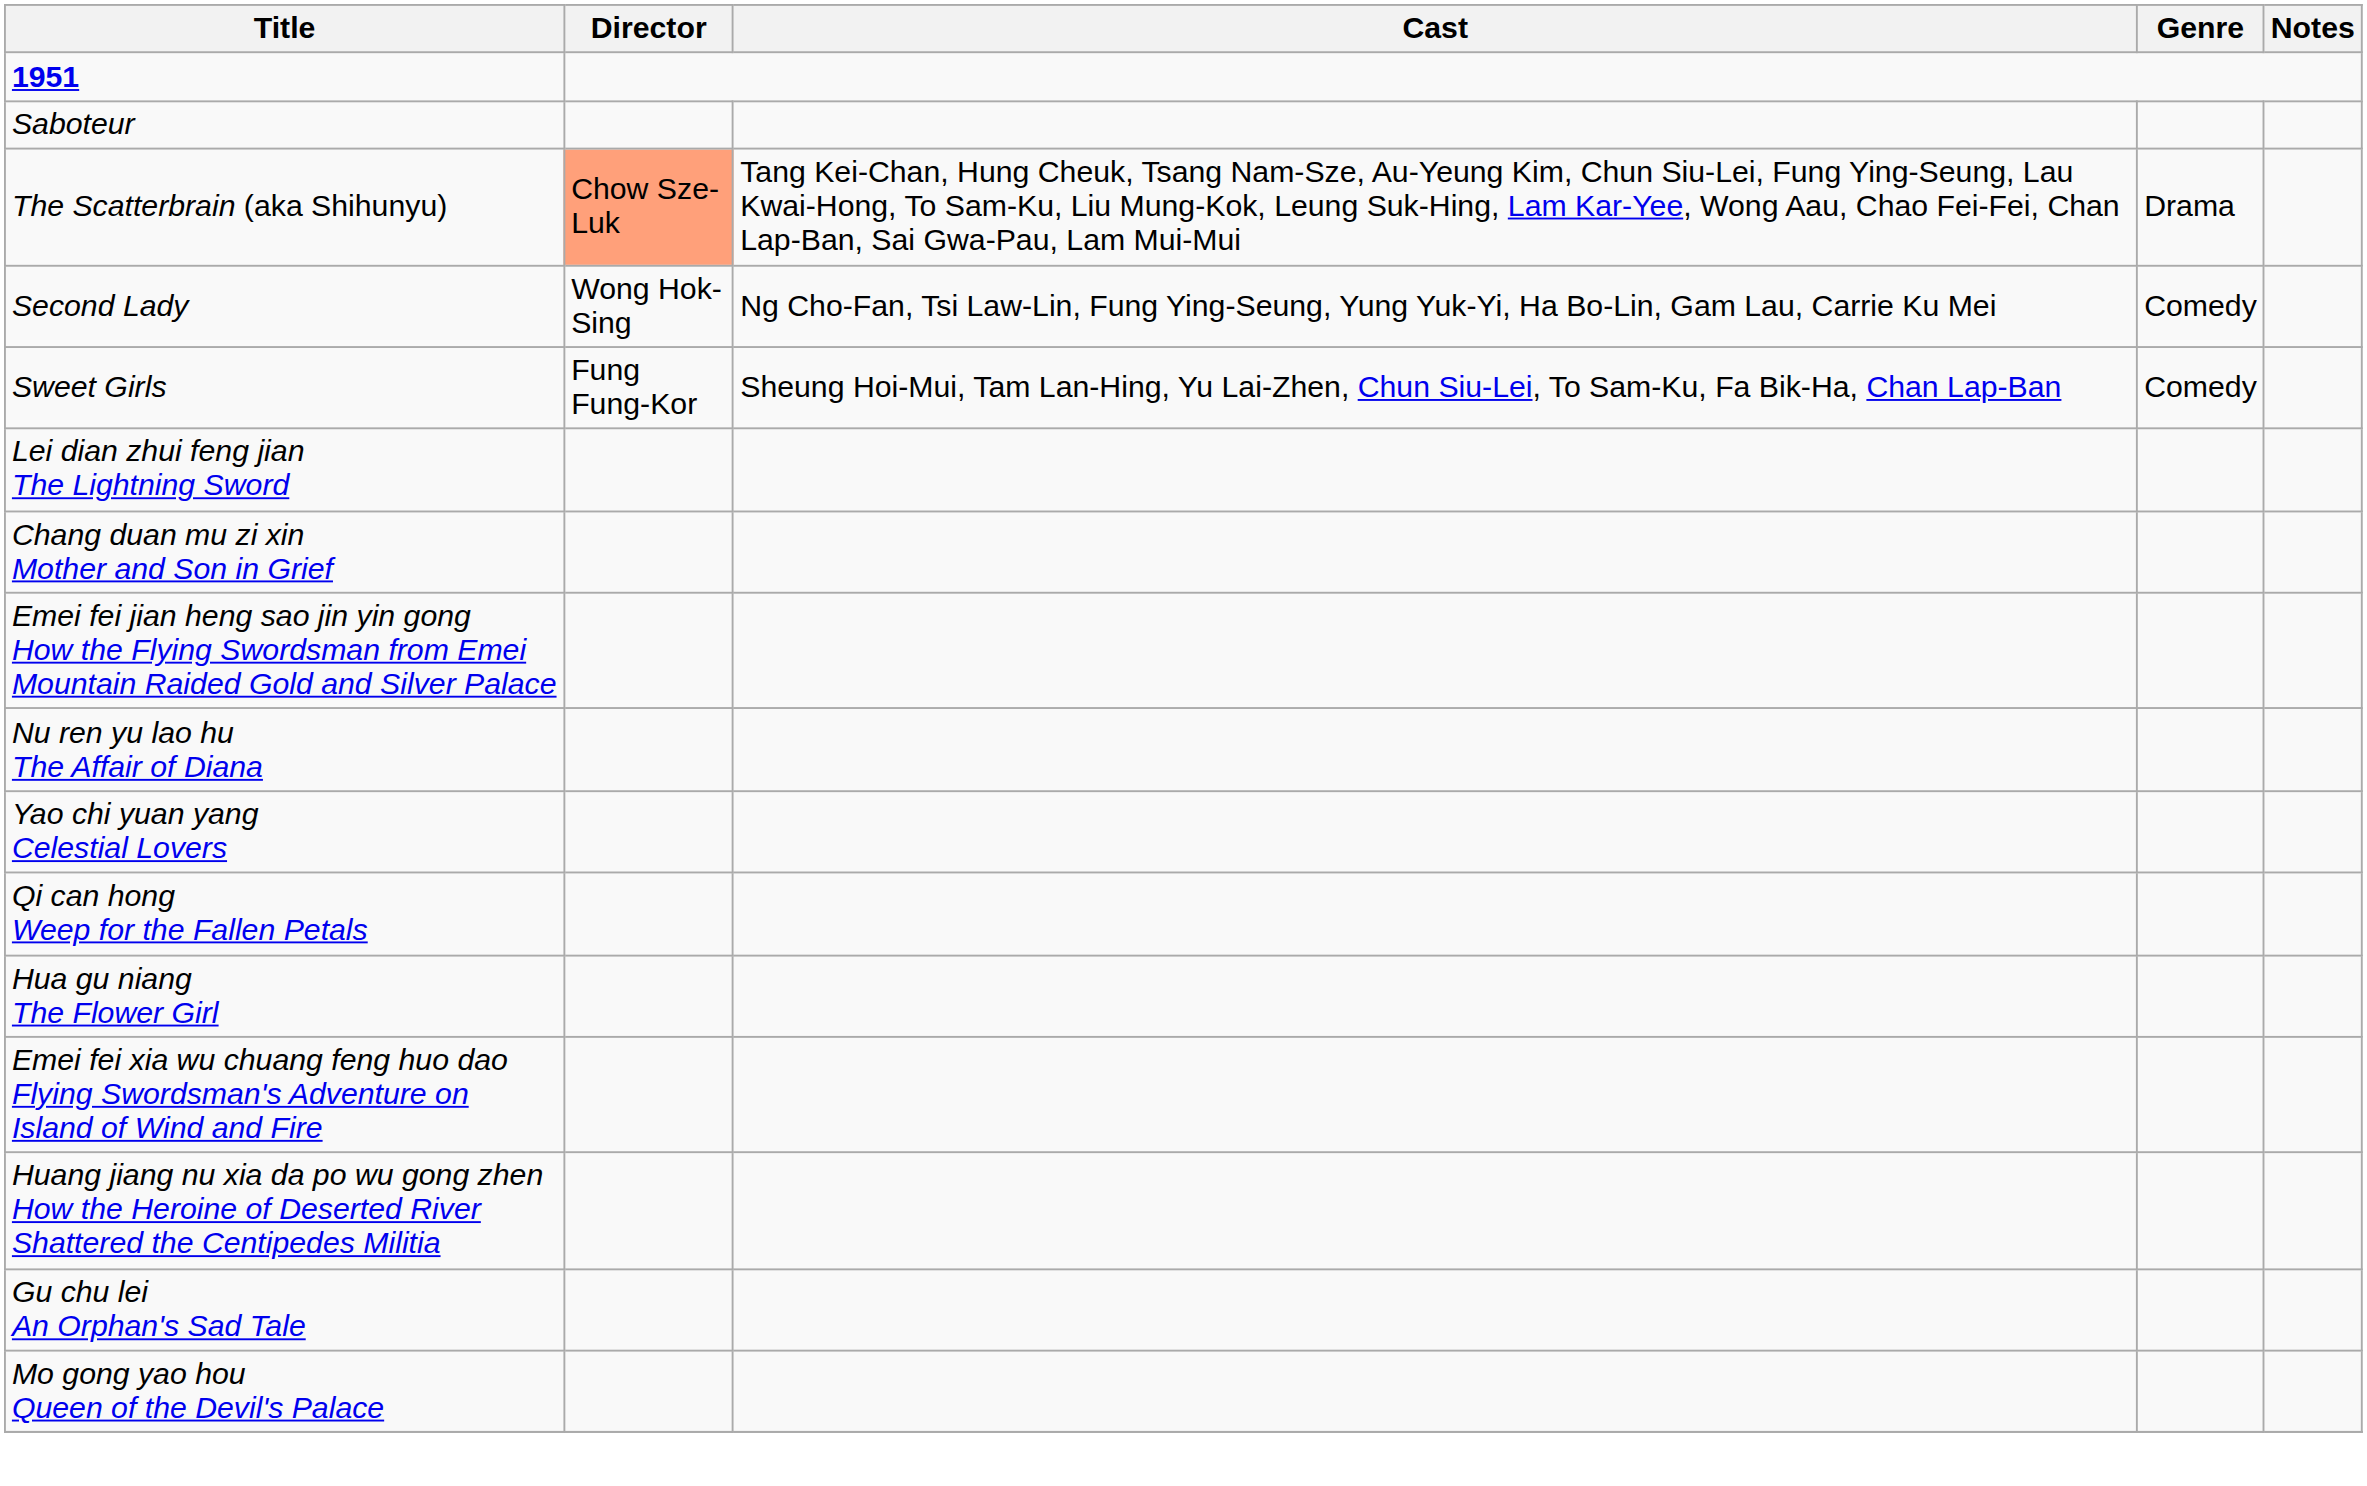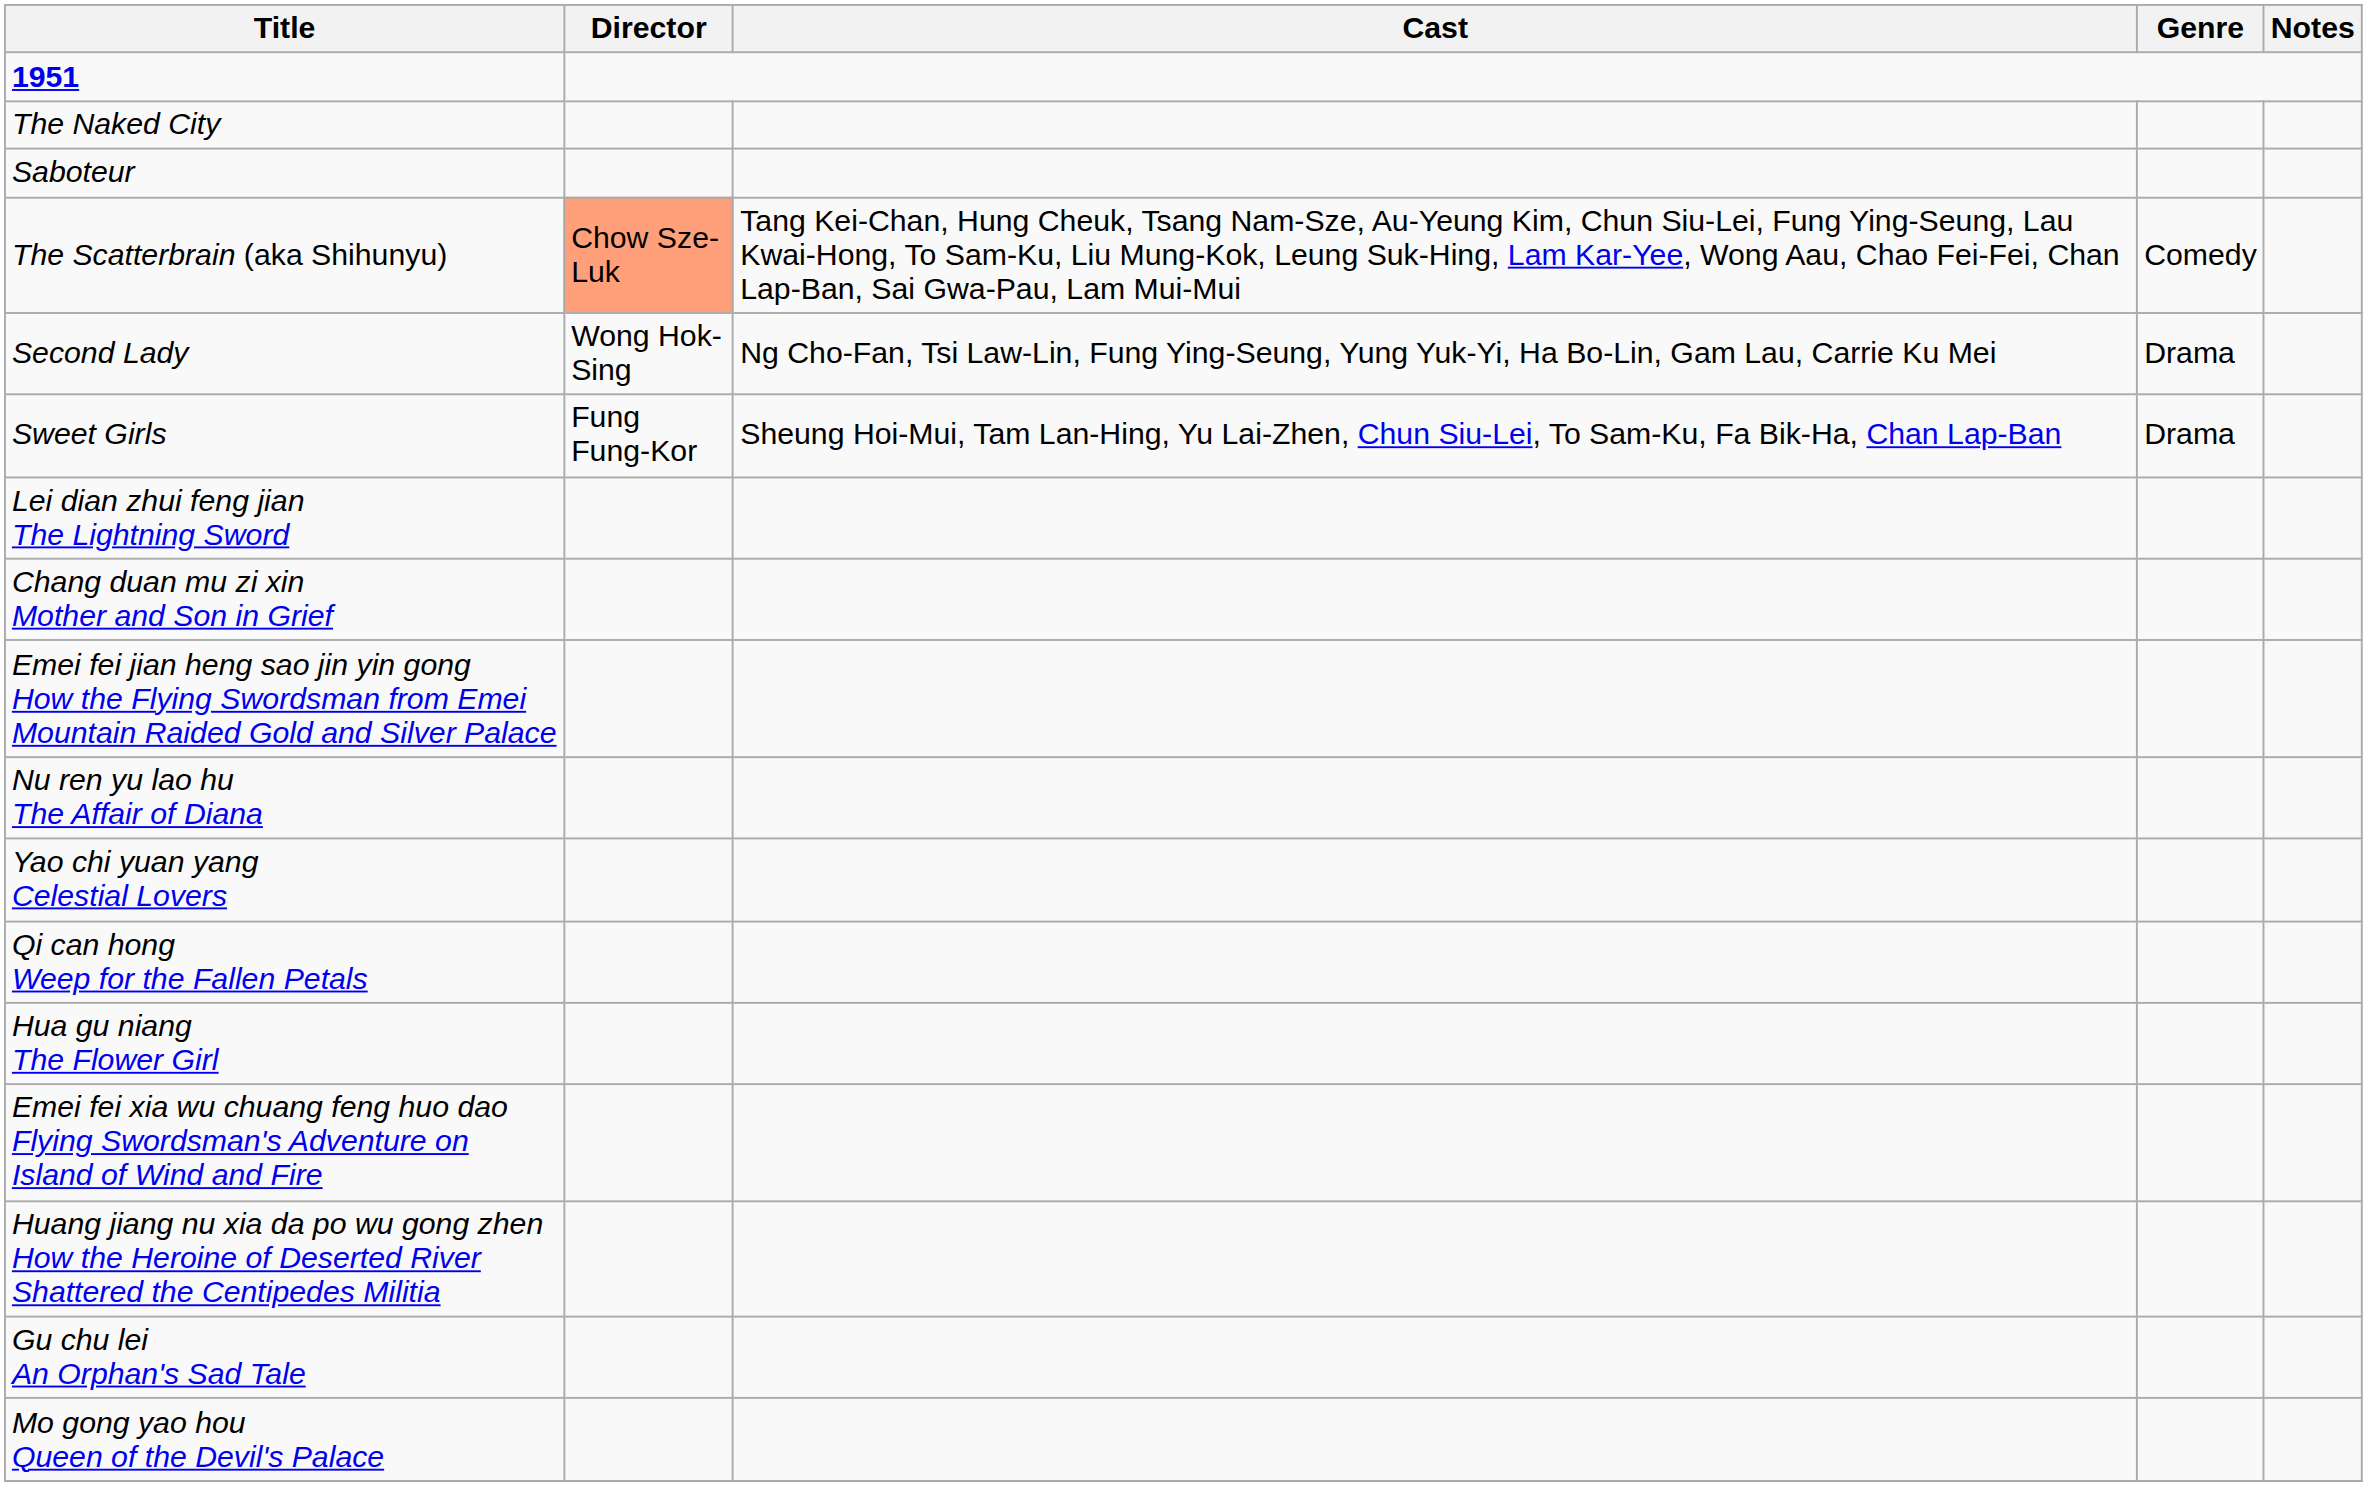+ row: (116, 124)
(2190, 206) Drama -> (2200, 254) Comedy
(2200, 305) Comedy -> (2190, 353) Drama
(2200, 387) Comedy -> (2190, 435) Drama
